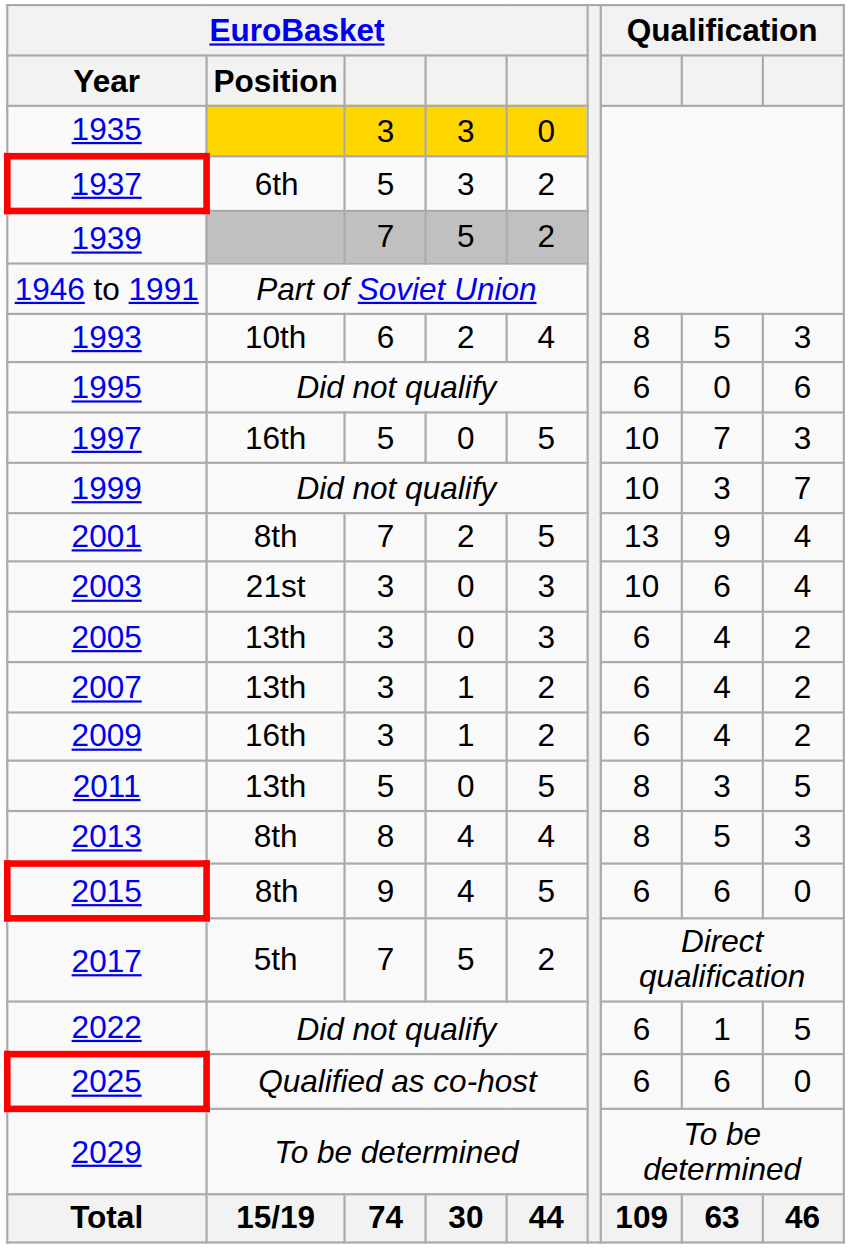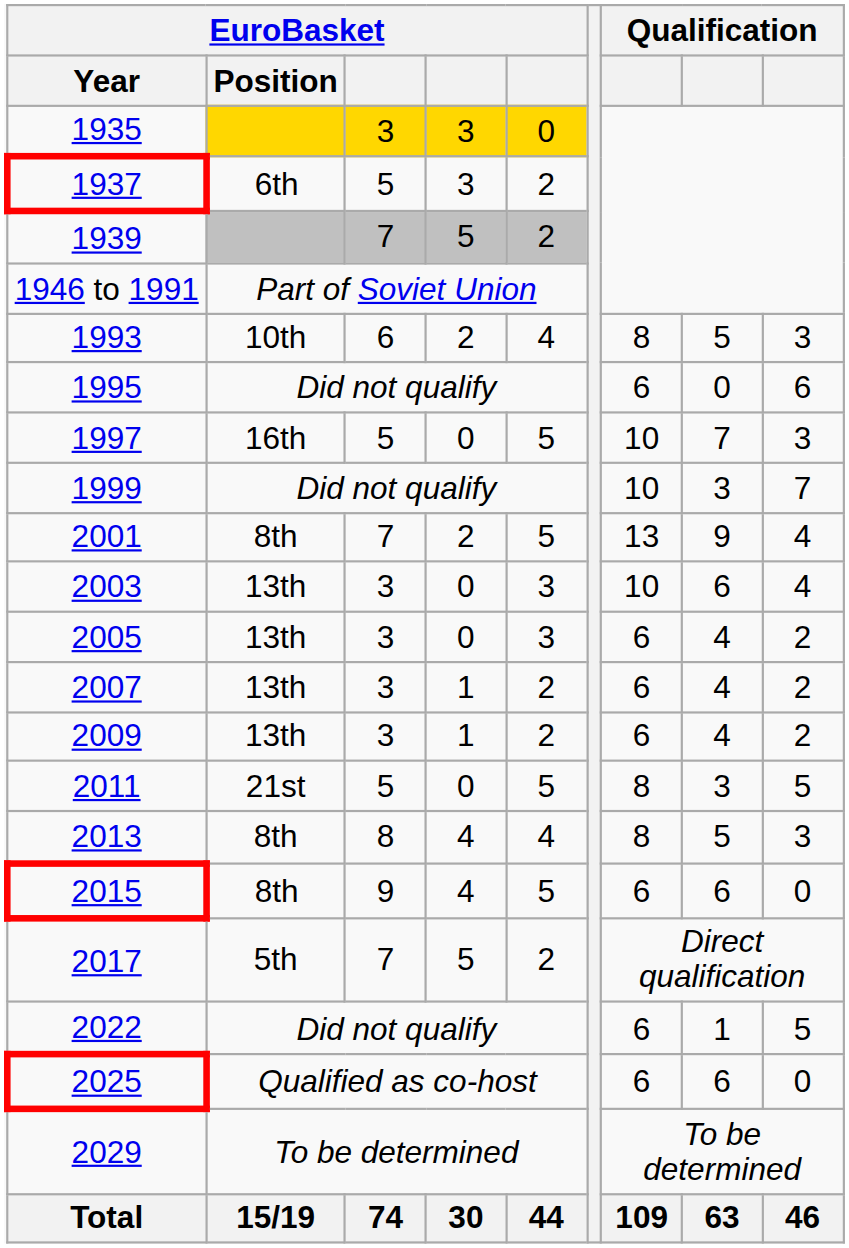(276, 587) 21st -> (276, 587) 13th
(276, 737) 16th -> (276, 737) 13th
(276, 786) 13th -> (276, 786) 21st
